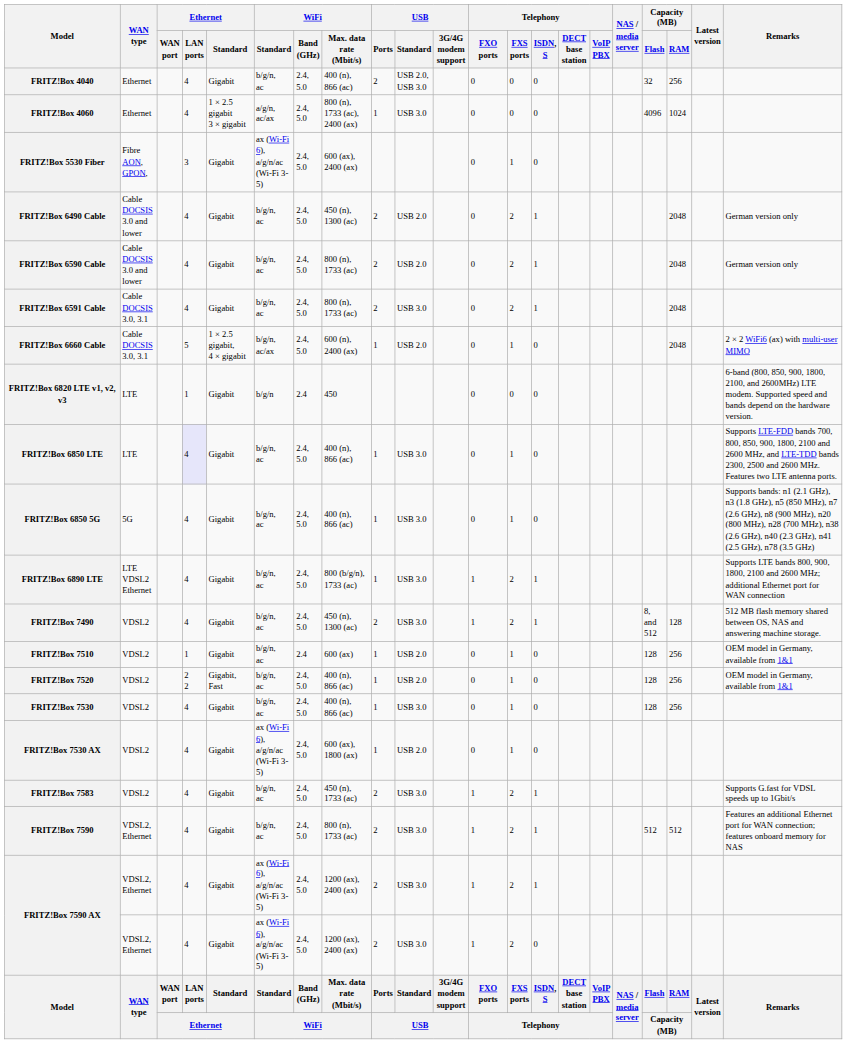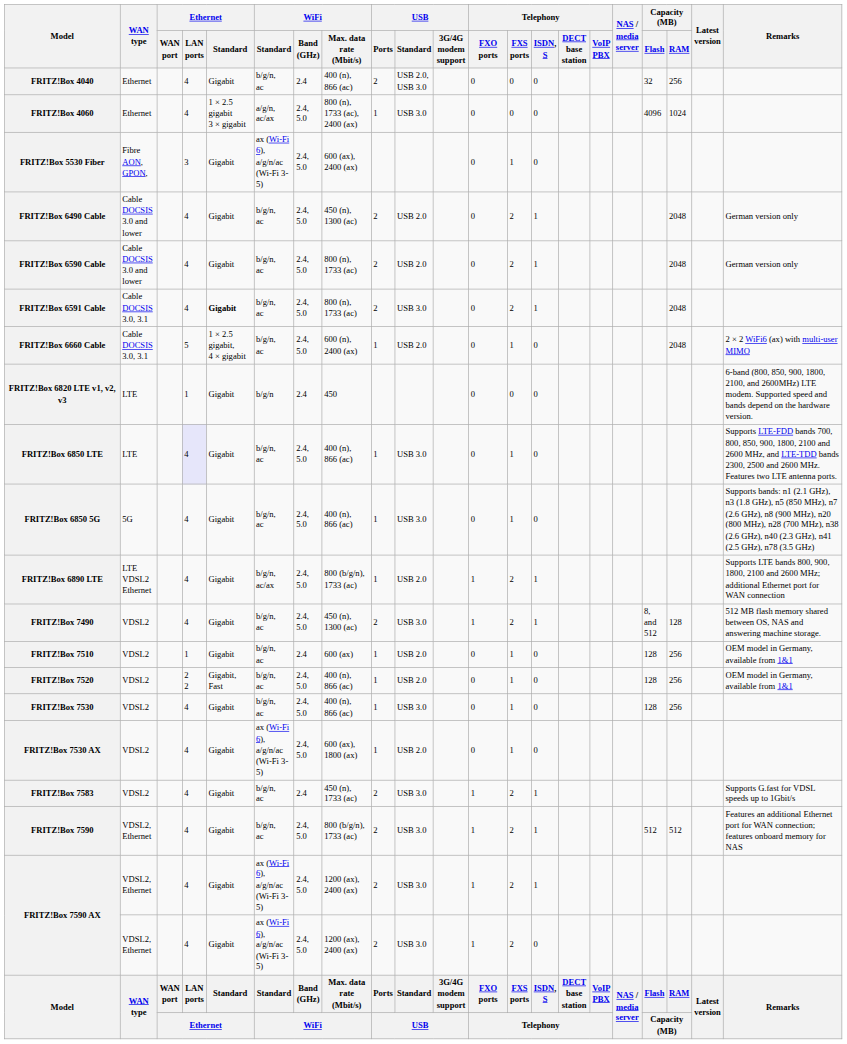(303, 81) 2.4, 5.0 -> (301, 81) 2.4
(221, 308) normal -> (222, 308) bold
(266, 345) b/g/n, ac/ax -> (266, 345) b/g/n, ac
(266, 579) b/g/n, ac -> (266, 579) b/g/n, ac/ax
(412, 579) USB 3.0 -> (412, 579) USB 2.0
(303, 793) 2.4, 5.0 -> (301, 793) 2.4
(340, 831) 800 (n), 1733 (ac) -> (344, 831) 800 (b/g/n), 1733 (ac)
